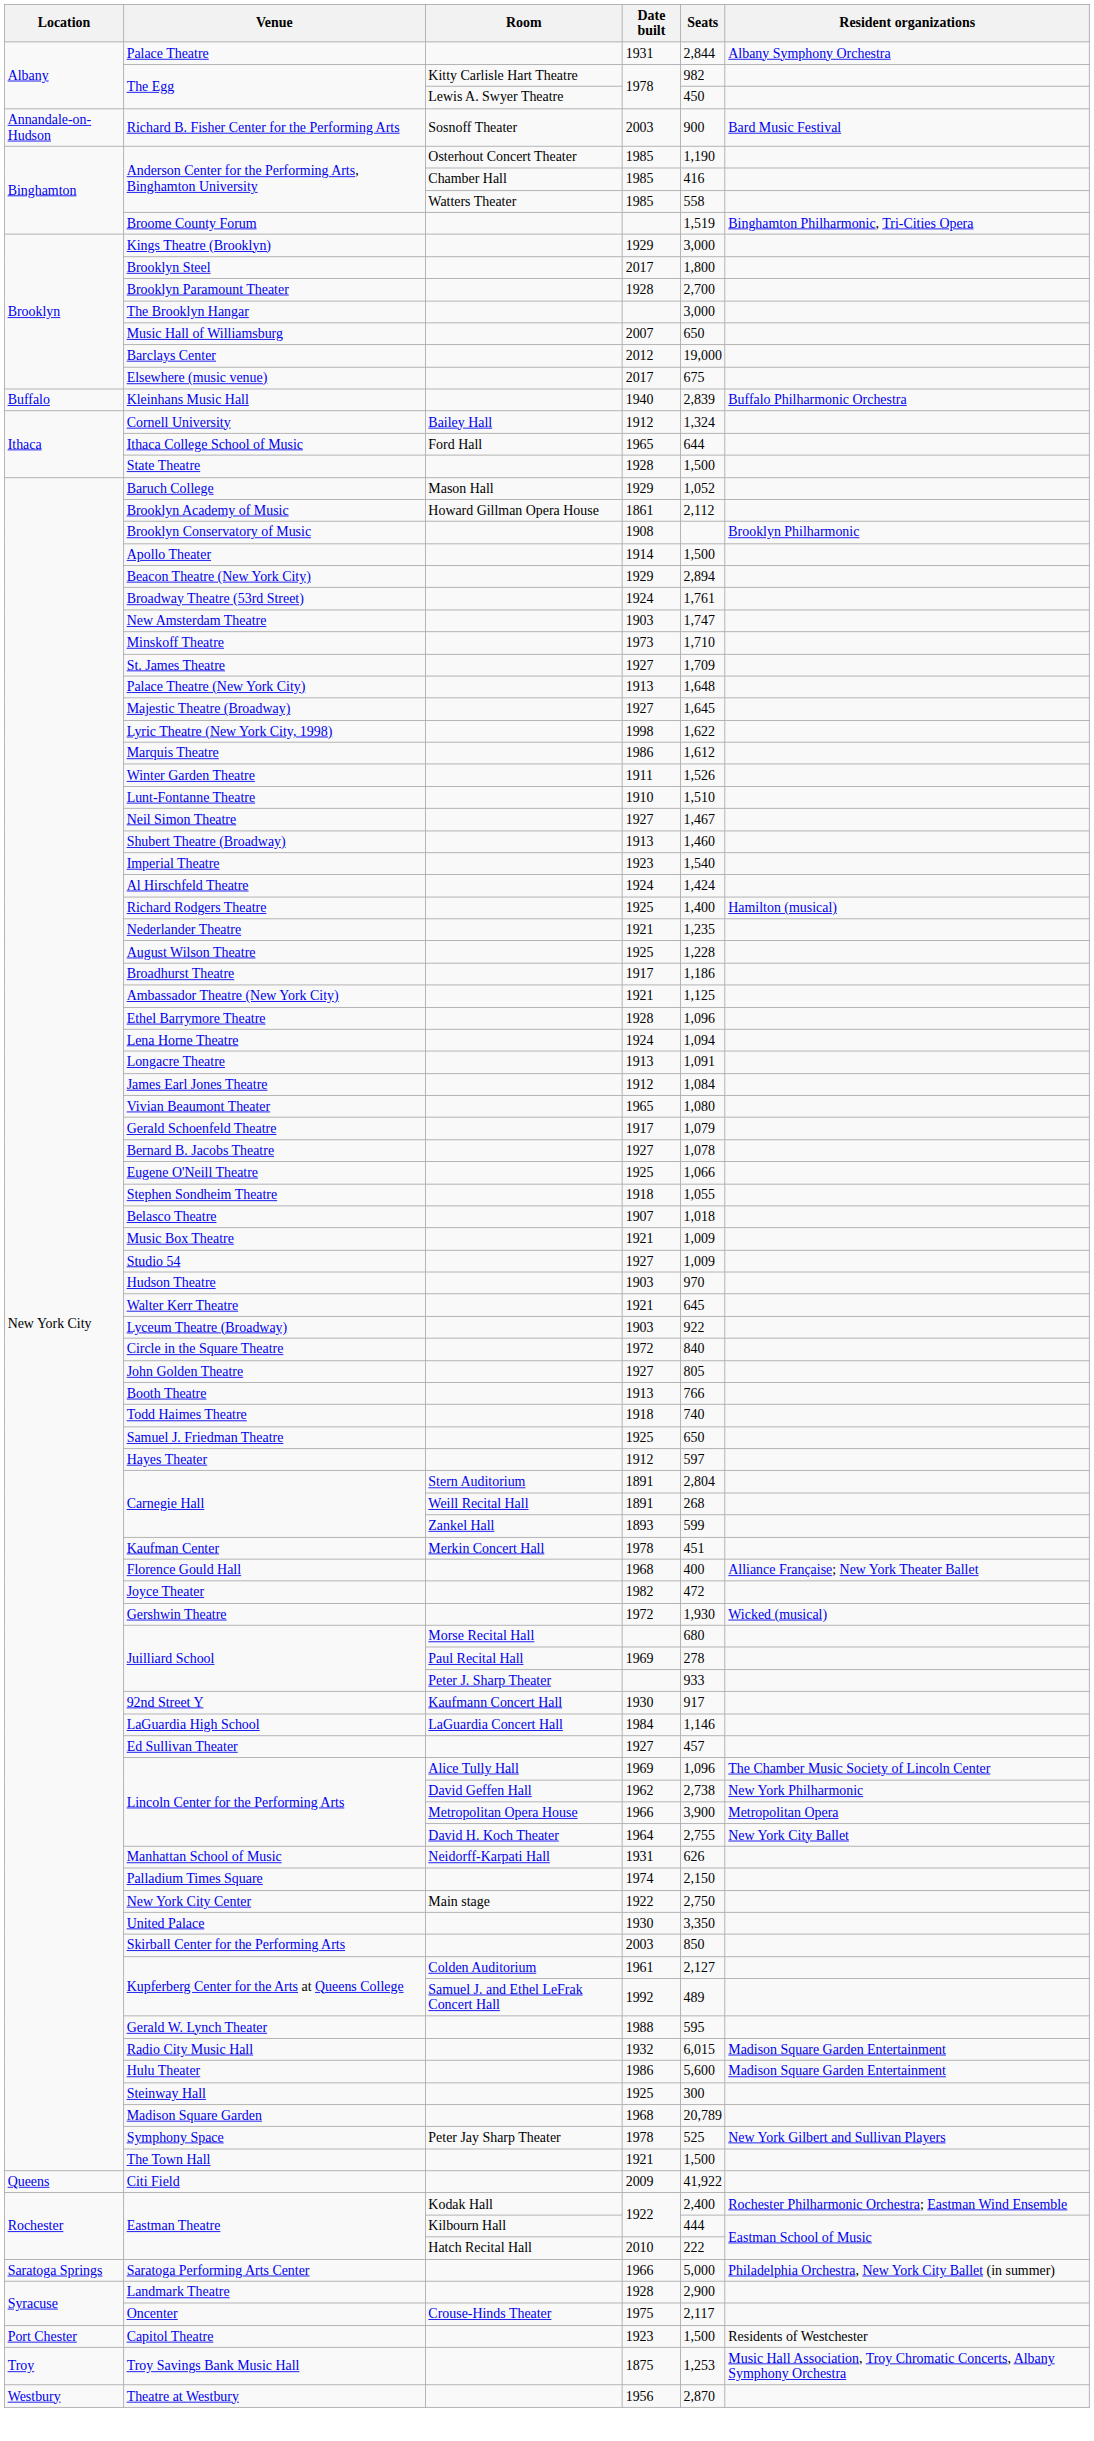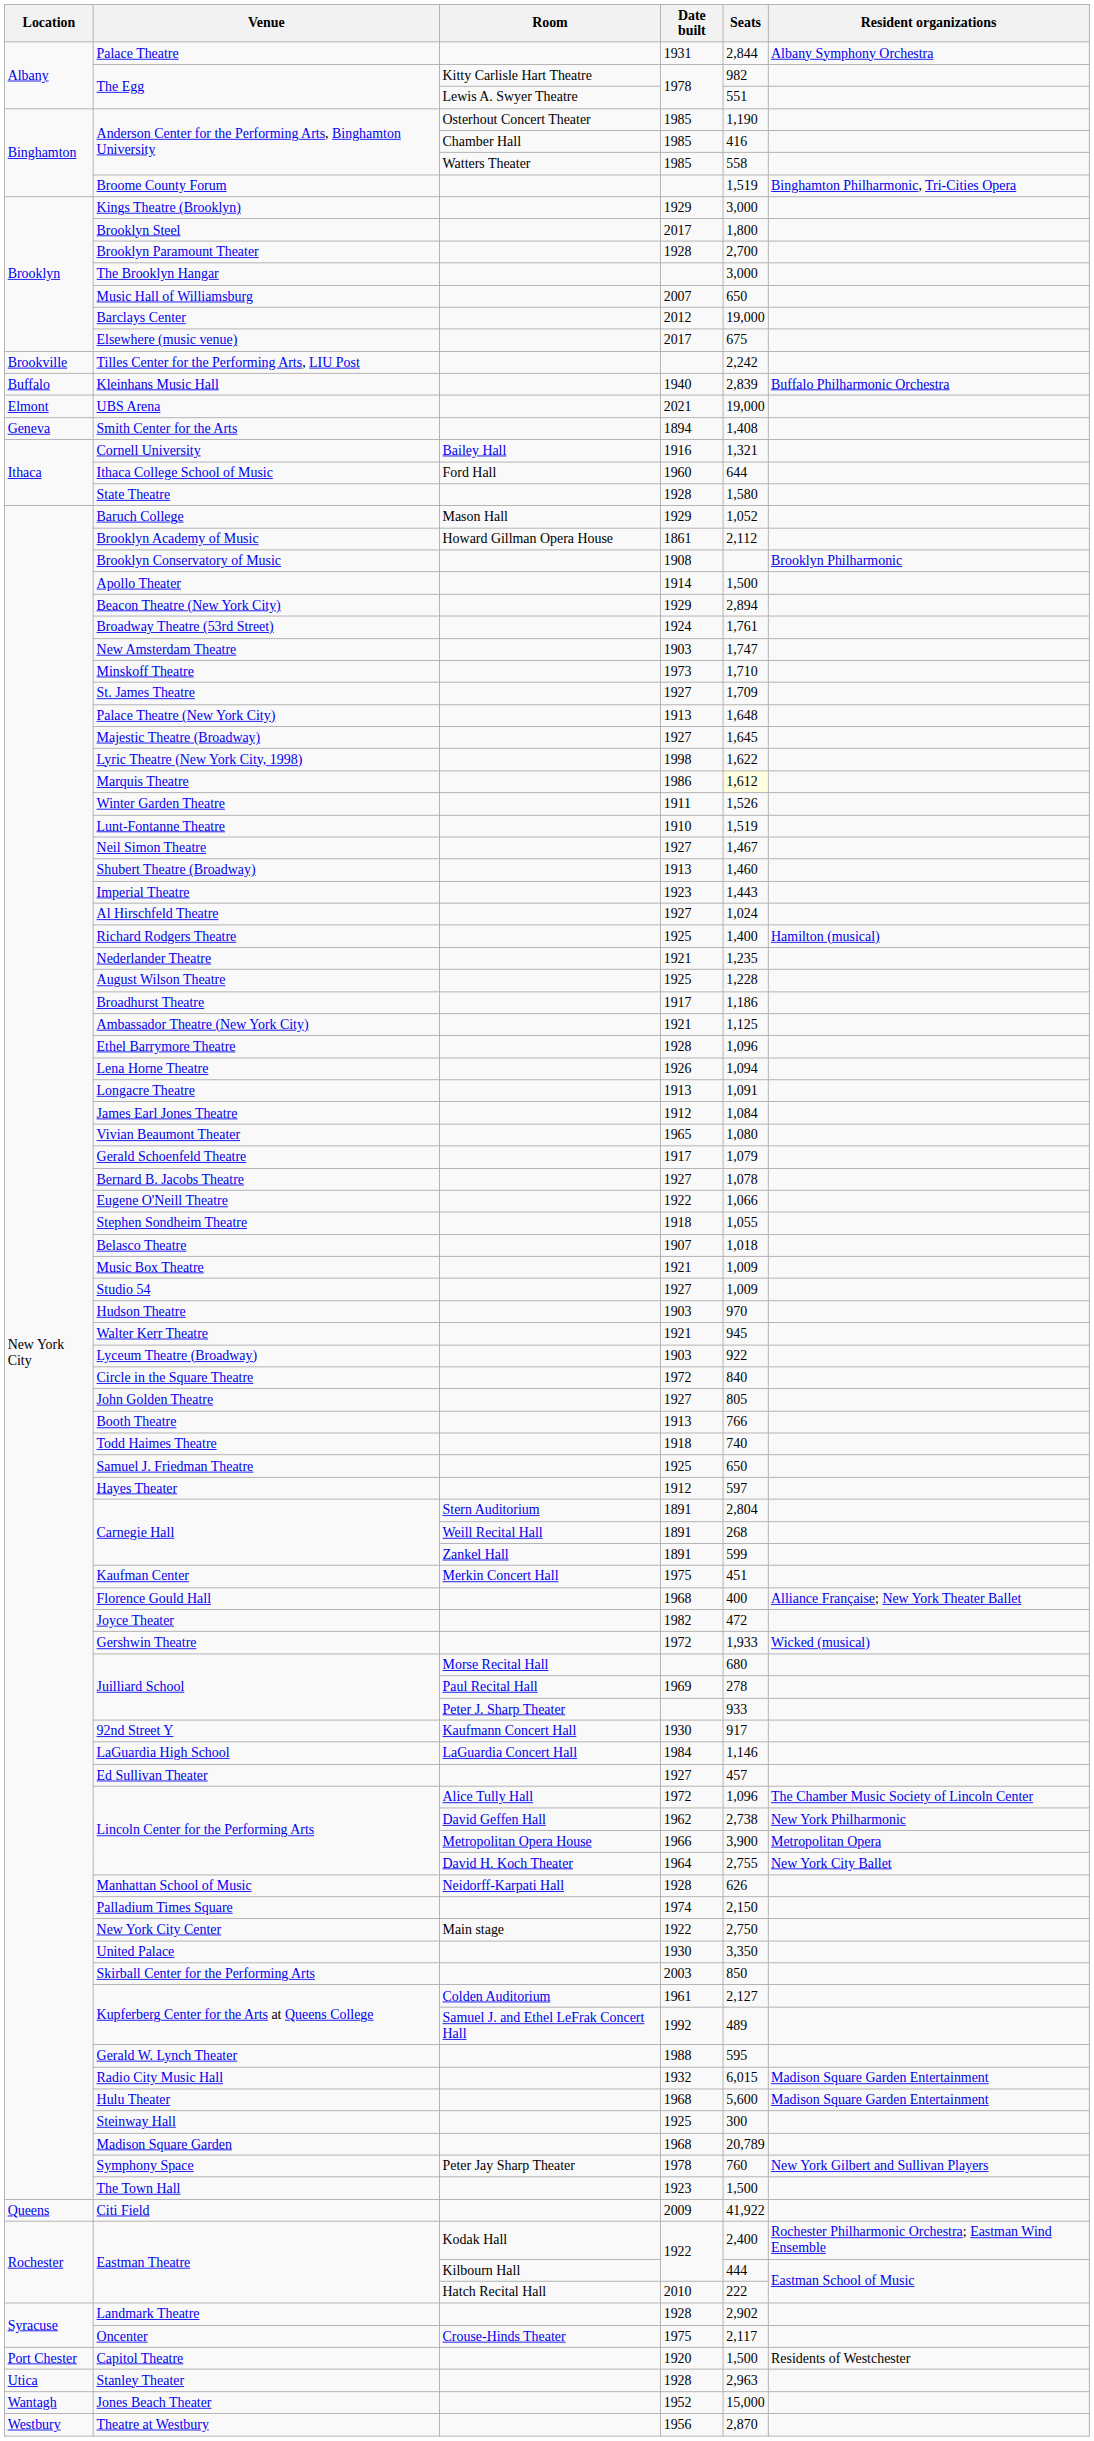(694, 97) 450 -> (737, 97) 551
- row: (263, 127)
+ row: (228, 362)
+ row: (128, 406)
+ row: (167, 428)
(640, 422) 1912 -> (678, 450) 1916
(699, 422) 1,324 -> (742, 450) 1,321
(640, 444) 1965 -> (678, 472) 1960
(699, 466) 1,500 -> (742, 494) 1,580
(699, 753) no background -> (742, 781) lightyellow background
(699, 797) 1,510 -> (742, 825) 1,519
(699, 863) 1,540 -> (742, 892) 1,443
(640, 885) 1924 -> (678, 914) 1927
(699, 885) 1,424 -> (742, 914) 1,024
(640, 1040) 1924 -> (678, 1068) 1926
(640, 1172) 1925 -> (678, 1201) 1922
(694, 1305) 645 -> (737, 1333) 945
(640, 1525) 1893 -> (678, 1554) 1891
(640, 1548) 1978 -> (678, 1576) 1975
(699, 1614) 1,930 -> (742, 1642) 1,933
(640, 1768) 1969 -> (678, 1797) 1972
(640, 1857) 1931 -> (678, 1885) 1928
(640, 2071) 1986 -> (678, 2099) 1968
(694, 2137) 525 -> (737, 2166) 760
(640, 2159) 1921 -> (678, 2188) 1923
- row: (218, 2270)
(699, 2292) 2,900 -> (742, 2314) 2,902
(640, 2336) 1923 -> (678, 2358) 1920
- row: (213, 2366)
+ row: (140, 2380)
+ row: (154, 2402)
